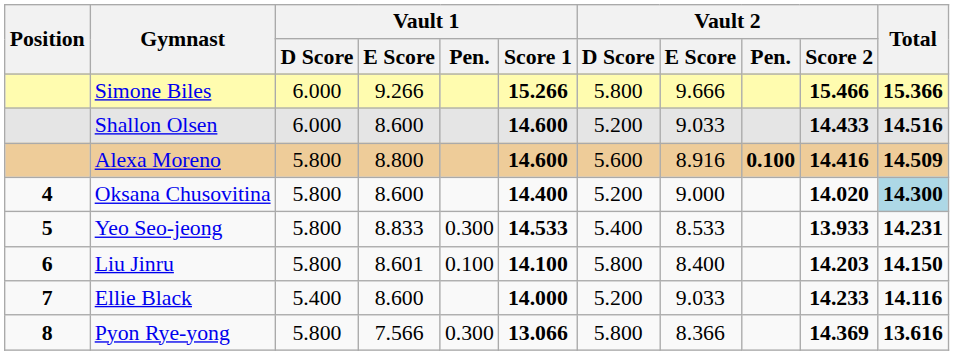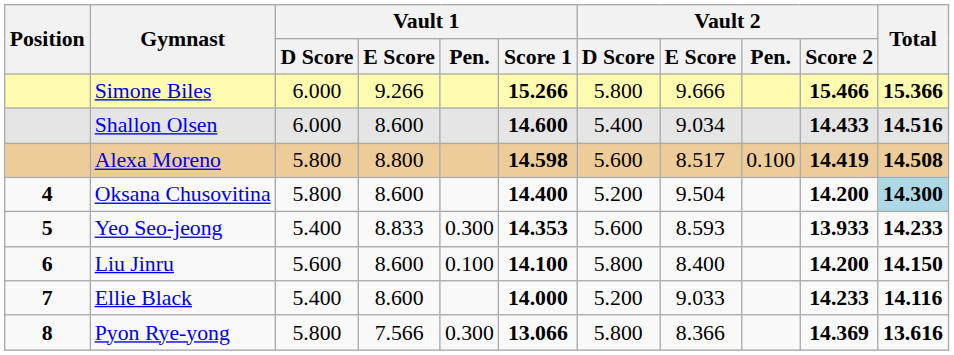(618, 125) 5.200 -> (618, 125) 5.400
(700, 125) 9.033 -> (700, 125) 9.034
(538, 159) 14.600 -> (538, 159) 14.598
(700, 159) 8.916 -> (700, 159) 8.517
(771, 159) bold -> (771, 159) normal
(839, 159) 14.416 -> (839, 159) 14.419
(913, 159) 14.509 -> (913, 159) 14.508
(700, 194) 9.000 -> (700, 194) 9.504
(839, 194) 14.020 -> (839, 194) 14.200
(317, 228) 5.800 -> (317, 228) 5.400
(538, 228) 14.533 -> (538, 228) 14.353
(618, 228) 5.400 -> (618, 228) 5.600
(700, 228) 8.533 -> (700, 228) 8.593
(913, 228) 14.231 -> (913, 228) 14.233
(317, 263) 5.800 -> (317, 263) 5.600
(399, 263) 8.601 -> (399, 263) 8.600
(839, 263) 14.203 -> (839, 263) 14.200
